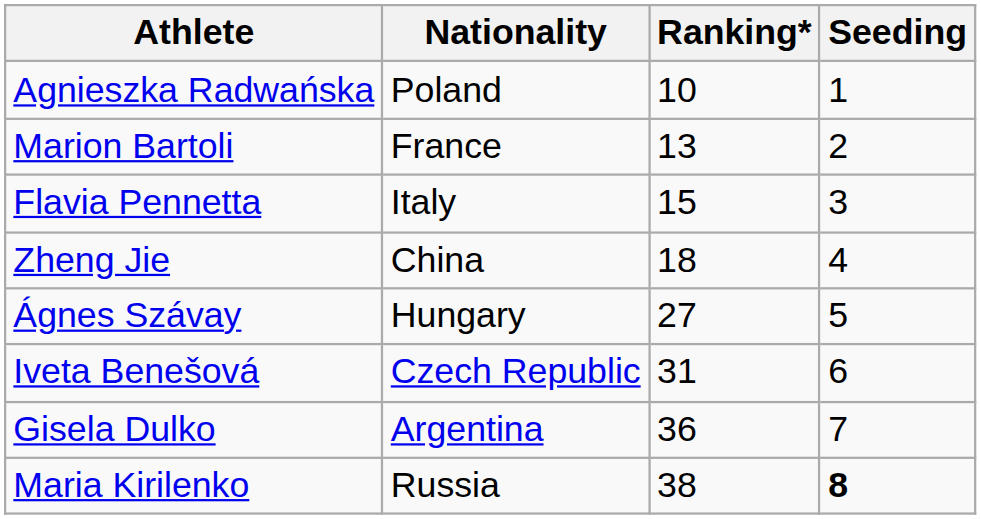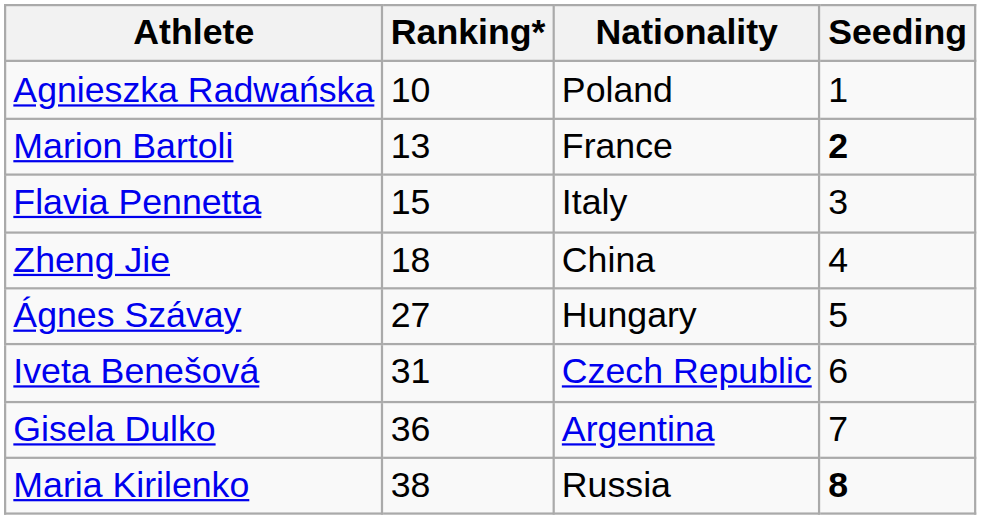columns swapped: (516, 32) <-> (734, 32)
(838, 145) normal -> (838, 145) bold
